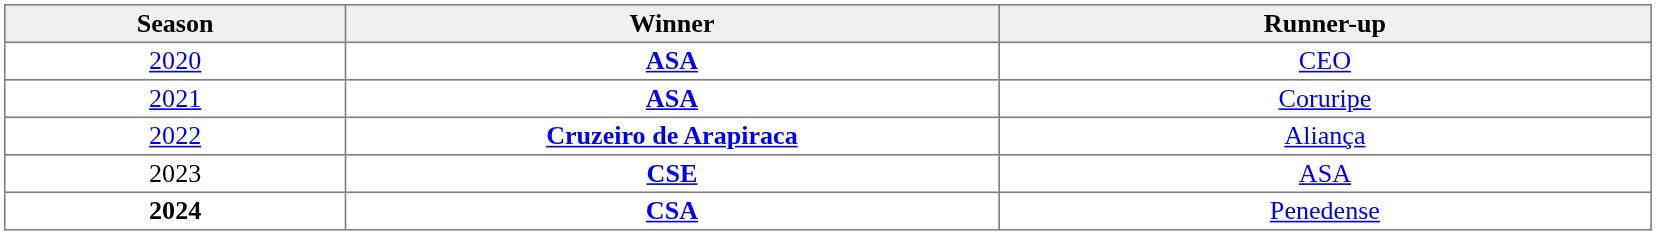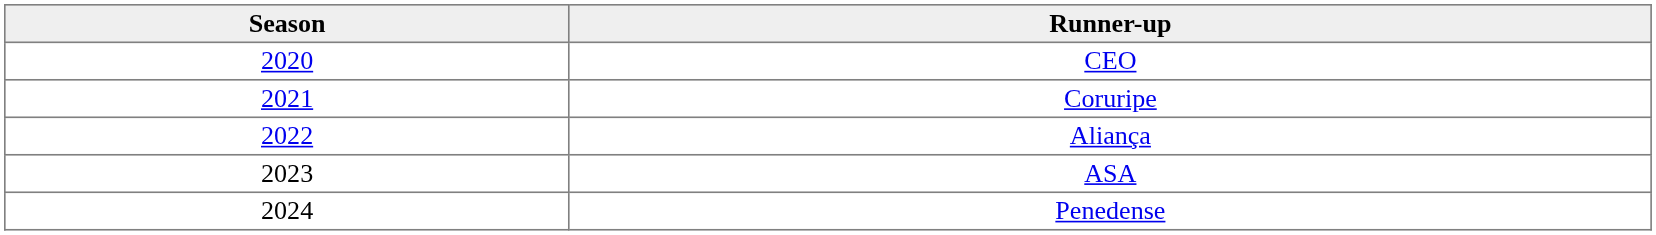- column: (672, 23)
(175, 210) bold -> (287, 210) normal
